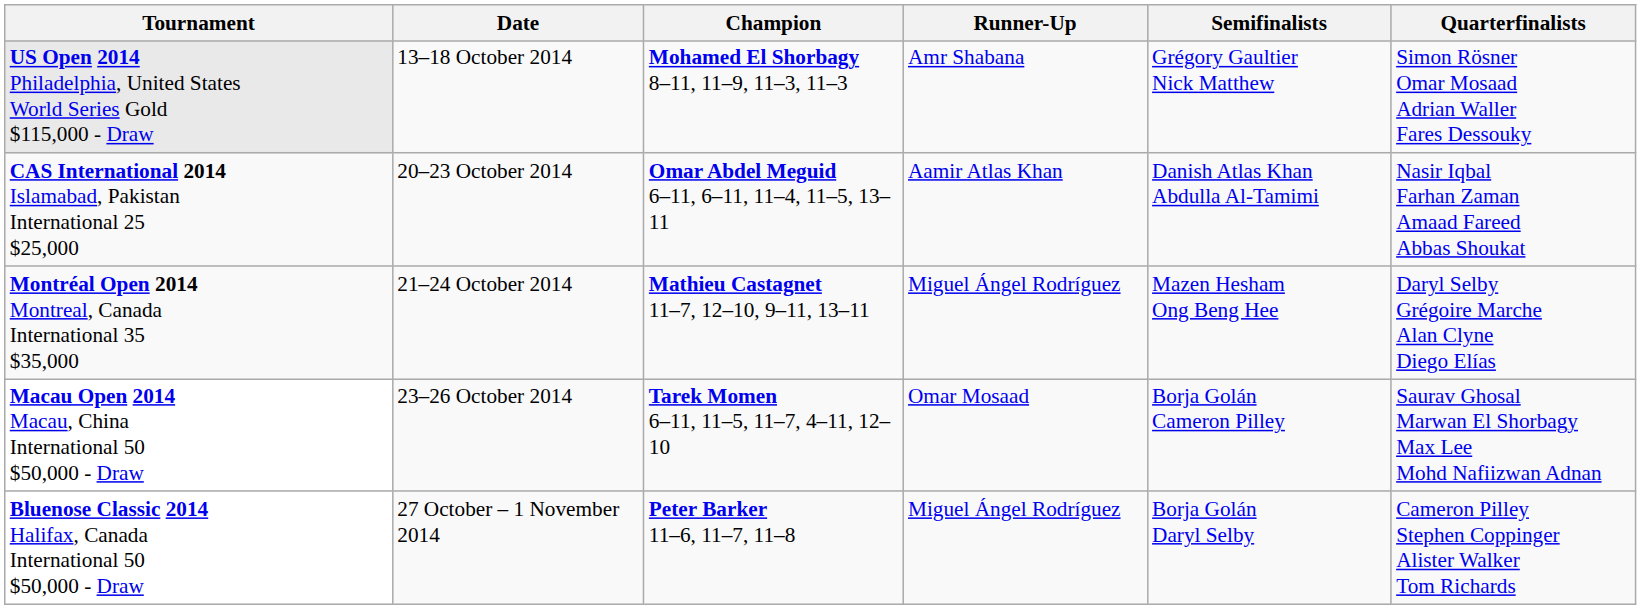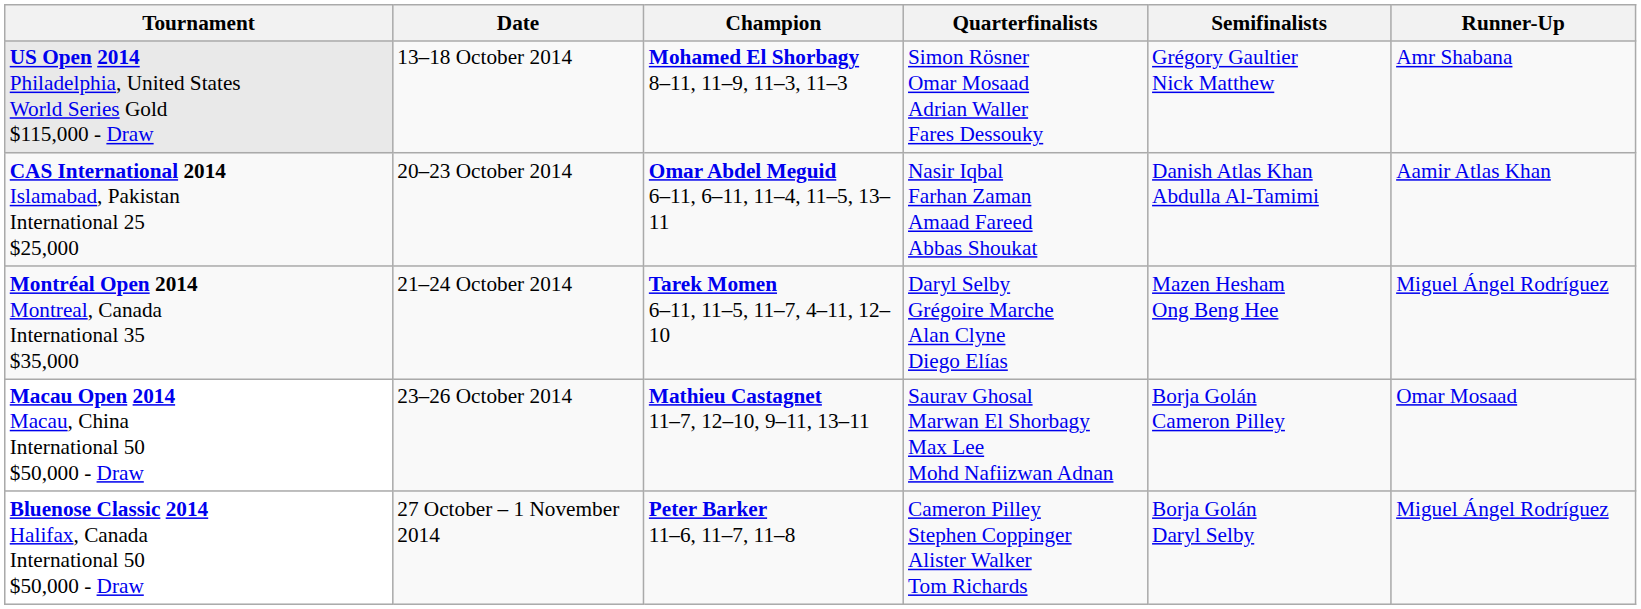columns swapped: (1025, 22) <-> (1513, 22)
(759, 296) Mathieu Castagnet 11–7, 12–10, 9–11, 13–11 -> (770, 309) Tarek Momen 6–11, 11–5, 11–7, 4–11, 12–10
(770, 421) Tarek Momen 6–11, 11–5, 11–7, 4–11, 12–10 -> (759, 408) Mathieu Castagnet 11–7, 12–10, 9–11, 13–11
